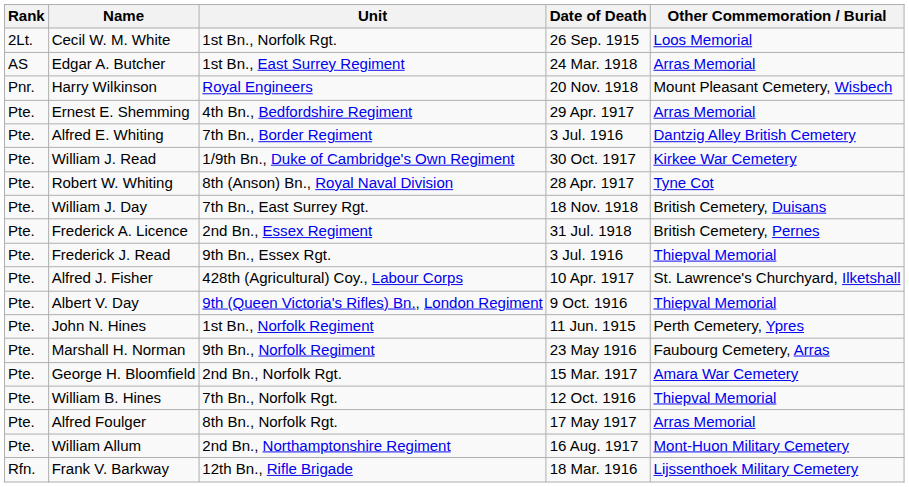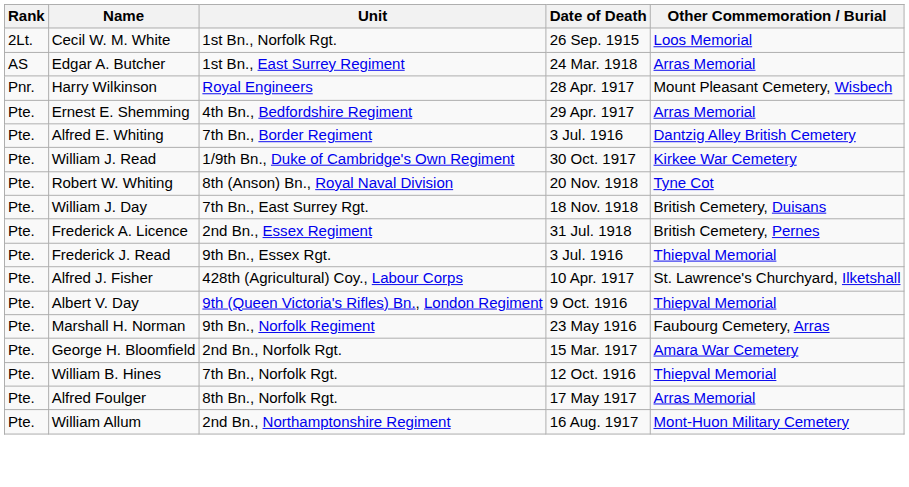(594, 87) 20 Nov. 1918 -> (592, 87) 28 Apr. 1917
(592, 183) 28 Apr. 1917 -> (594, 183) 20 Nov. 1918
- row: (99, 326)
- row: (110, 469)
